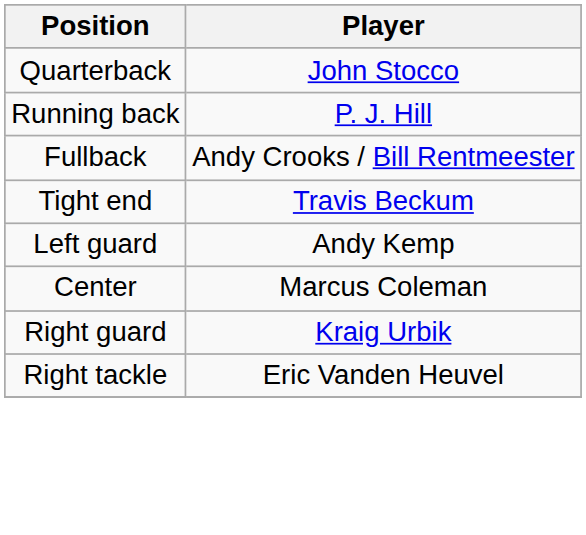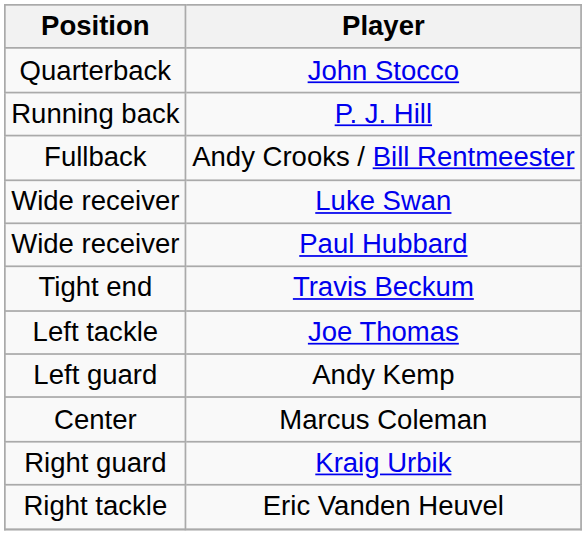+ row: (383, 200)
+ row: (383, 244)
+ row: (383, 331)
